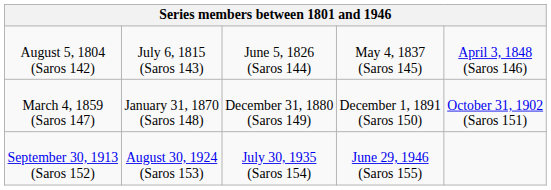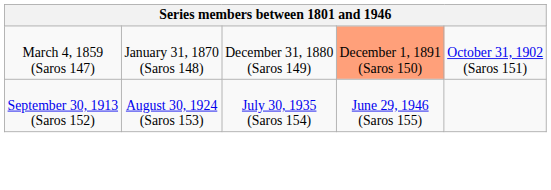- row: (63, 60)
(390, 113) no background -> (390, 60) lightsalmon background
